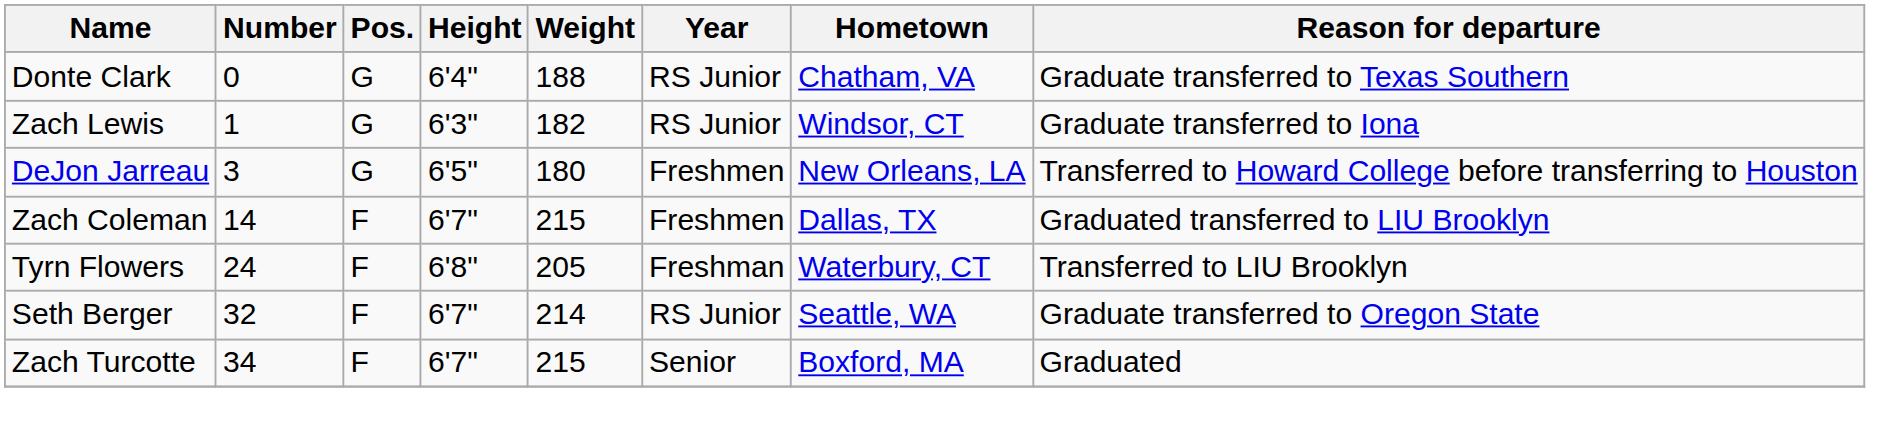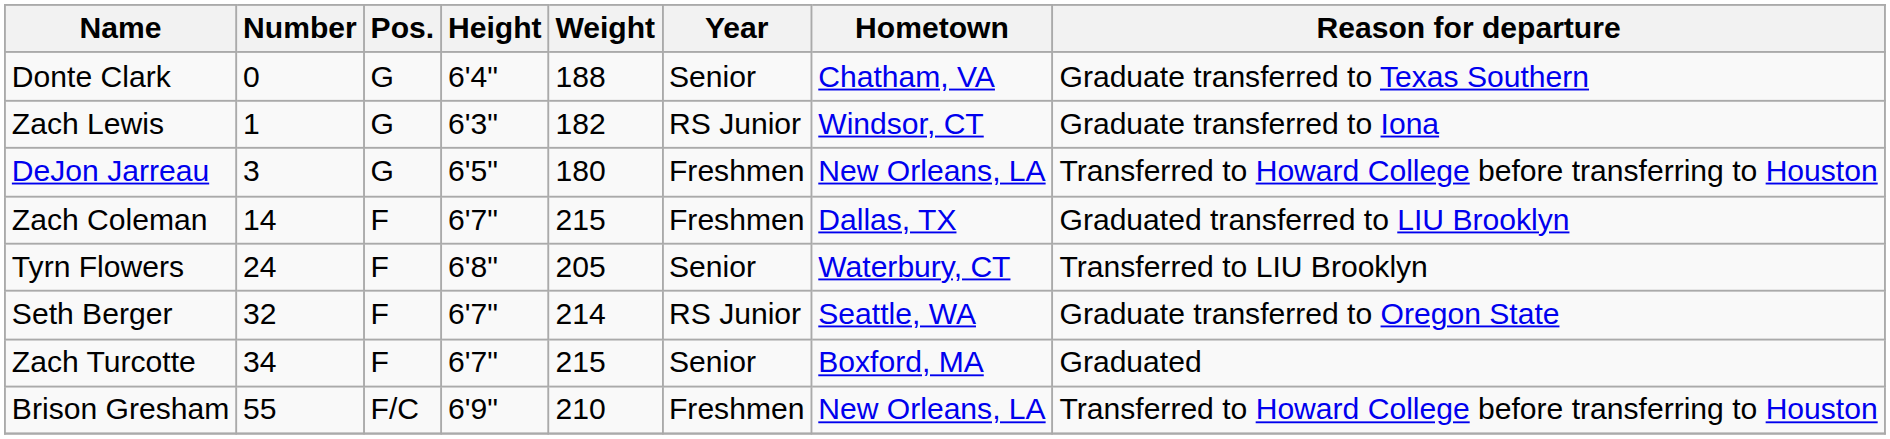(715, 76) RS Junior -> (712, 76) Senior
(717, 266) Freshman -> (712, 266) Senior
+ row: (121, 409)
